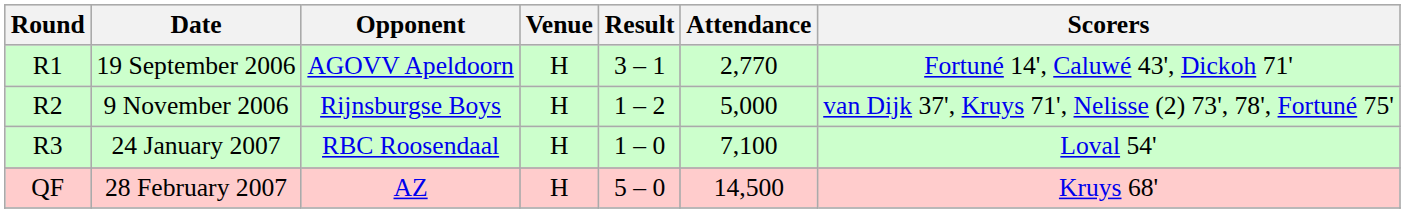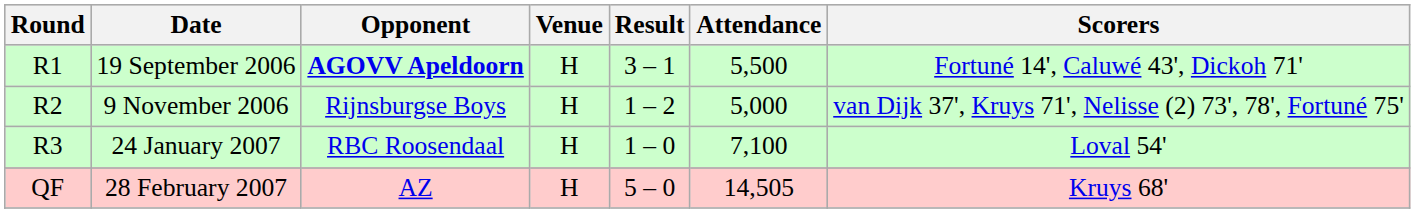(411, 65) normal -> (416, 65) bold
(749, 65) 2,770 -> (759, 65) 5,500
(749, 187) 14,500 -> (759, 187) 14,505
